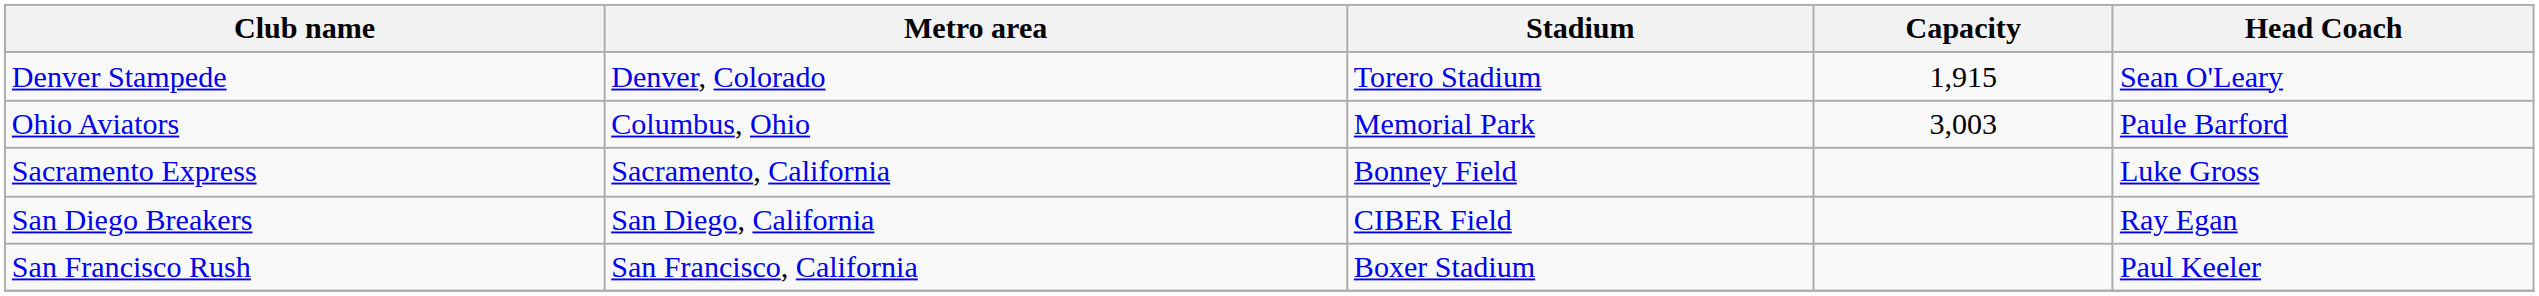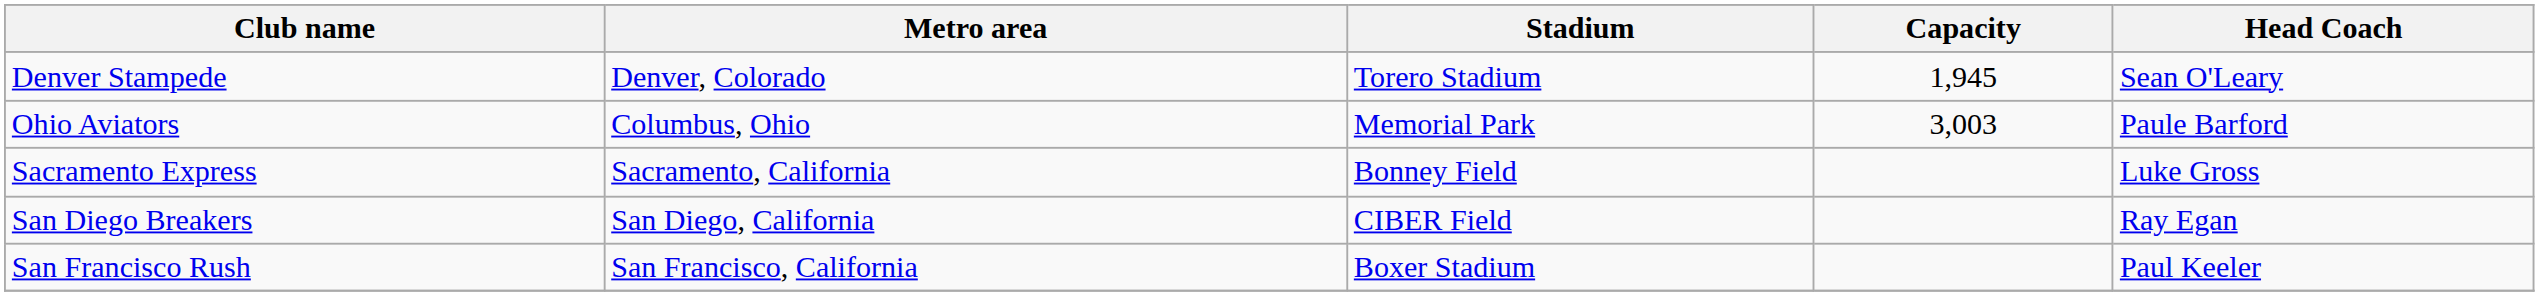(1963, 76) 1,915 -> (1963, 76) 1,945
